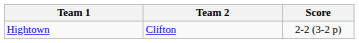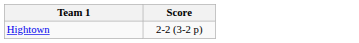- column: (213, 13)
